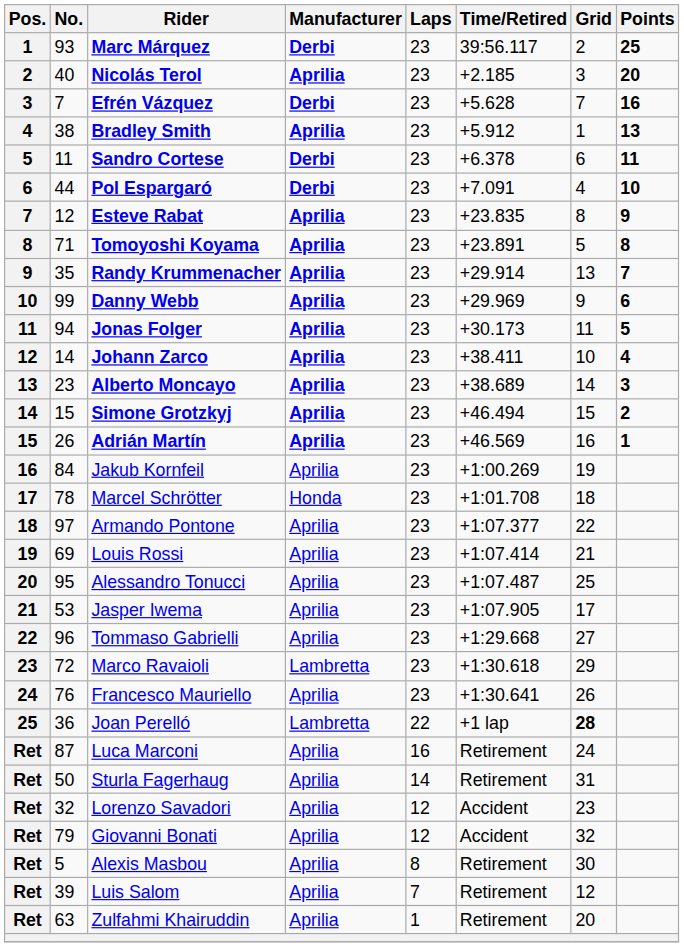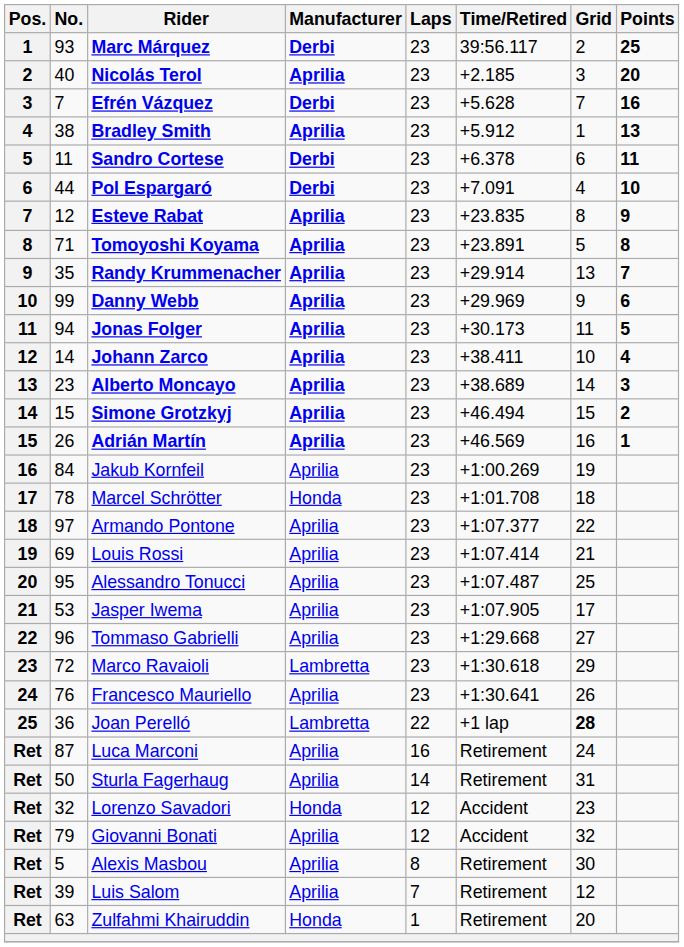(314, 807) Aprilia -> (315, 807) Honda
(314, 920) Aprilia -> (315, 920) Honda
